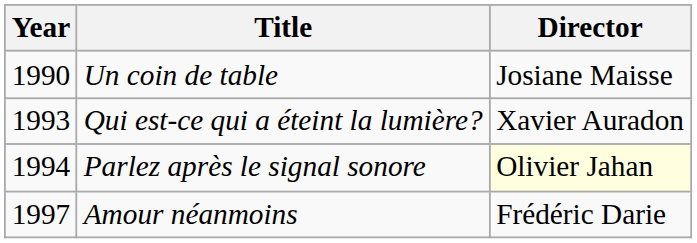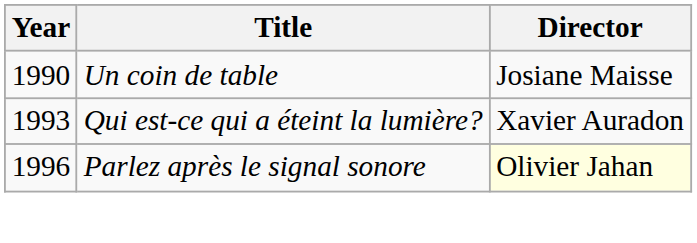(41, 167) 1994 -> (41, 167) 1996
- row: (191, 213)
